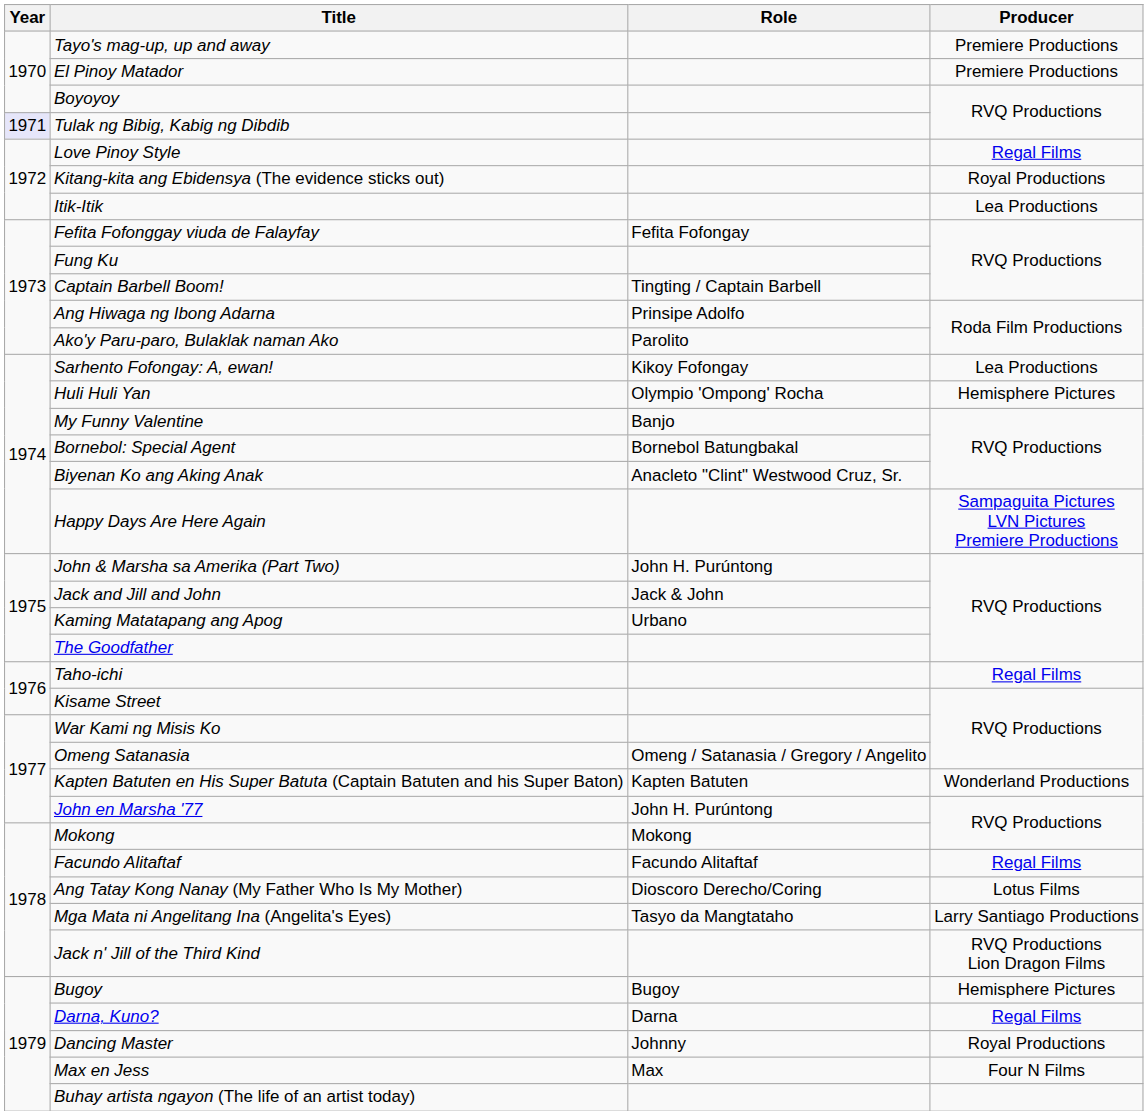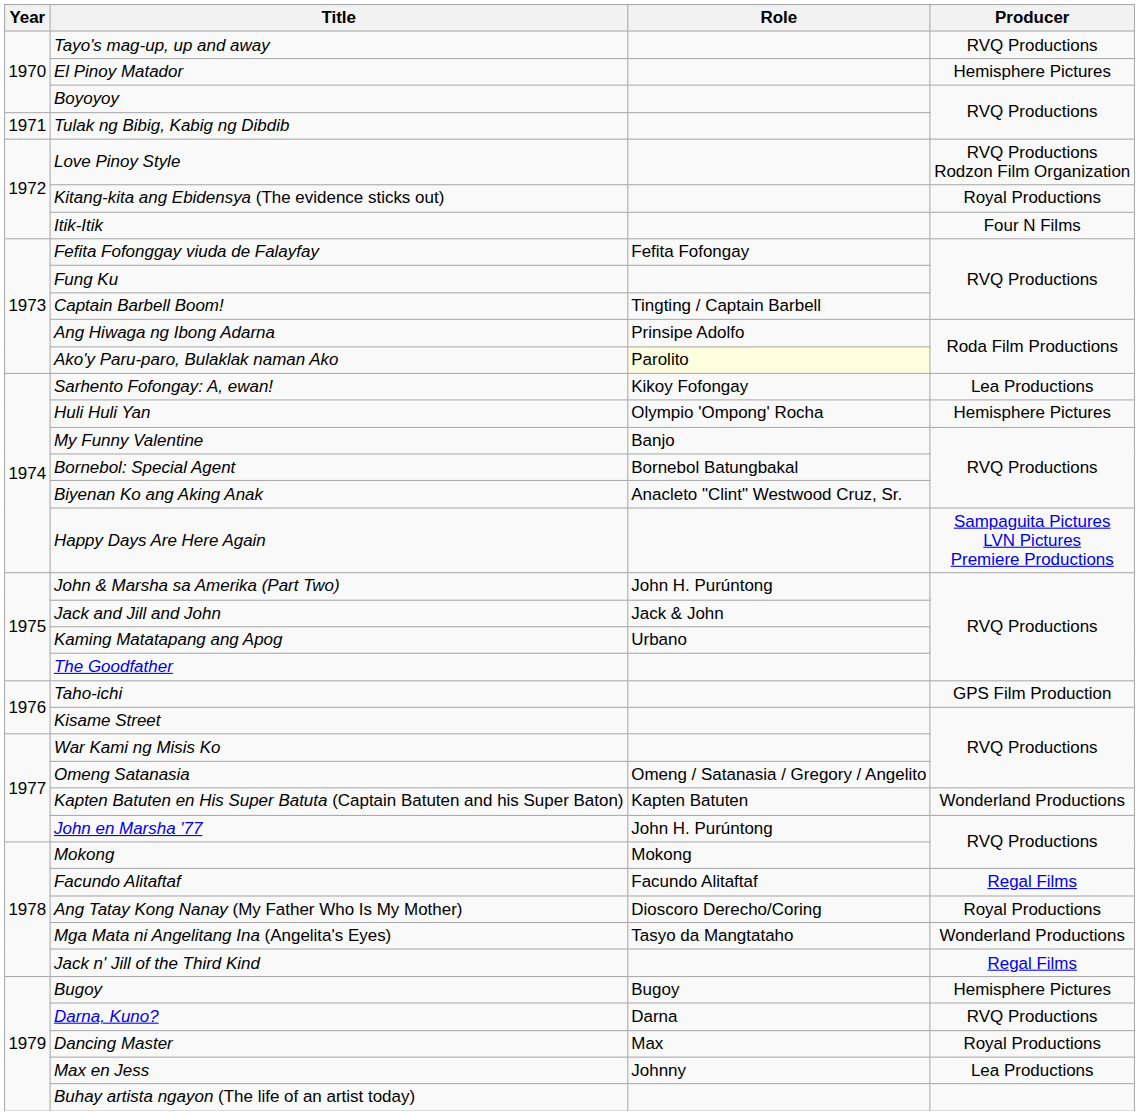(1036, 44) Premiere Productions -> (1032, 44) RVQ Productions
(1036, 71) Premiere Productions -> (1032, 71) Hemisphere Pictures
(27, 125) lavender background -> (27, 125) no background
(1036, 152) Regal Films -> (1032, 161) RVQ Productions Rodzon Film Organization
(1036, 206) Lea Productions -> (1032, 225) Four N Films
(660, 340) no background -> (660, 359) lightyellow background
(1036, 674) Regal Films -> (1032, 693) GPS Film Production
(1036, 889) Lotus Films -> (1032, 909) Royal Productions
(1036, 916) Larry Santiago Productions -> (1032, 935) Wonderland Productions
(1036, 953) RVQ Productions Lion Dragon Films -> (1032, 962) Regal Films
(1036, 1016) Regal Films -> (1032, 1016) RVQ Productions
(659, 1043) Johnny -> (647, 1043) Max
(647, 1070) Max -> (659, 1070) Johnny
(1036, 1070) Four N Films -> (1032, 1070) Lea Productions
